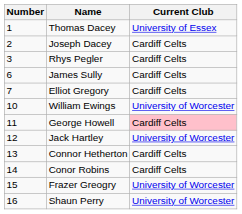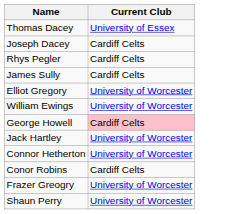- column: (25, 12)
(159, 91) Cardiff Celts -> (141, 91) University of Worcester
(159, 153) Cardiff Celts -> (141, 153) University of Worcester
